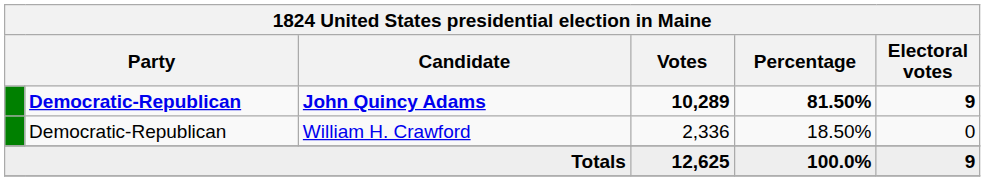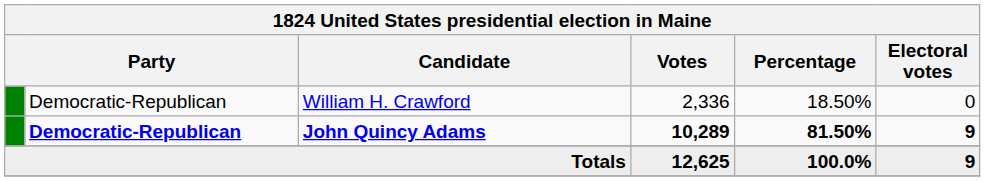rows swapped: (394, 101) <-> (387, 131)
